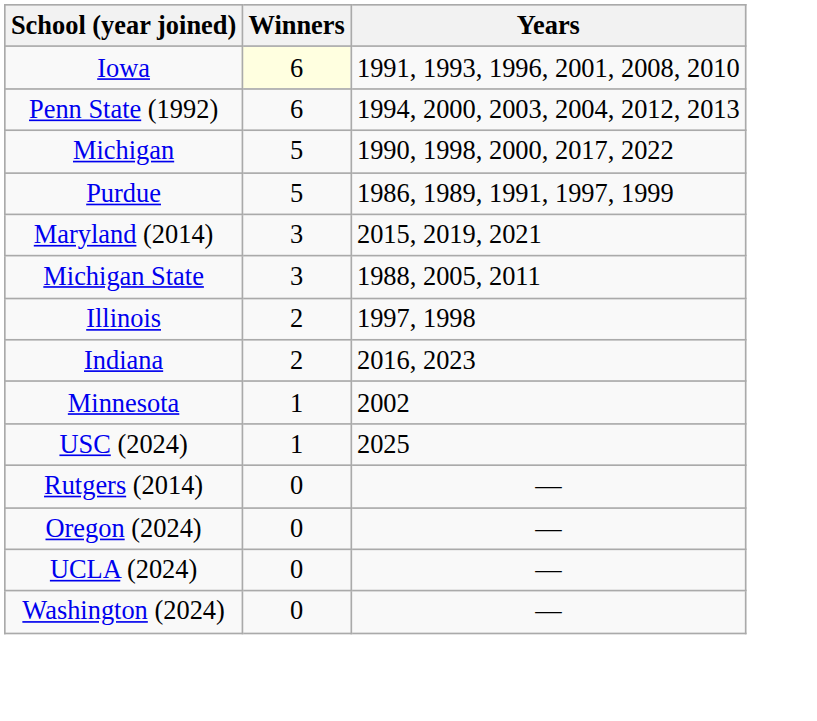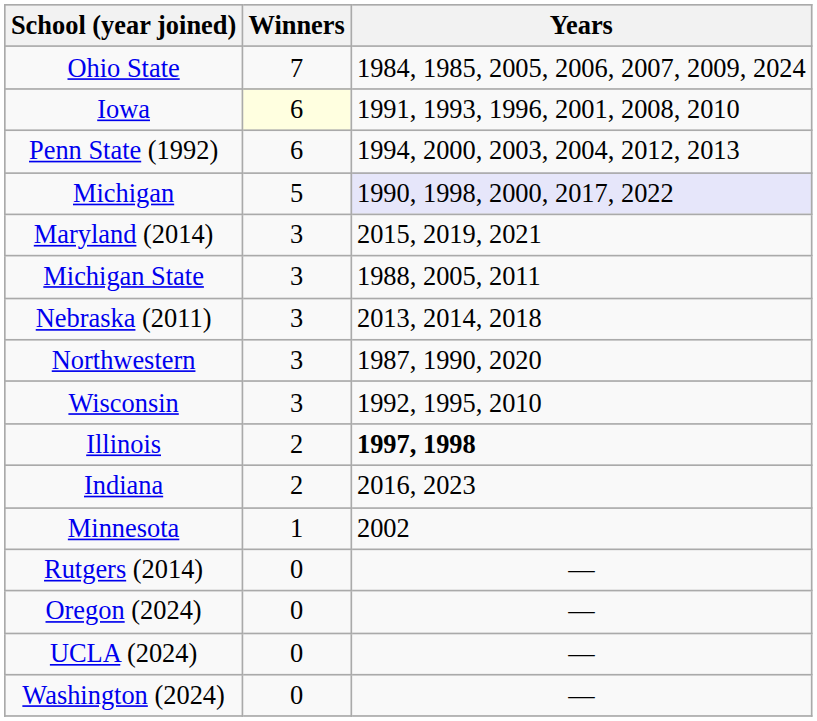+ row: (124, 67)
(515, 151) no background -> (515, 192) lavender background
- row: (124, 192)
+ row: (124, 318)
+ row: (124, 360)
+ row: (124, 402)
(416, 318) normal -> (416, 444) bold
- row: (124, 444)
